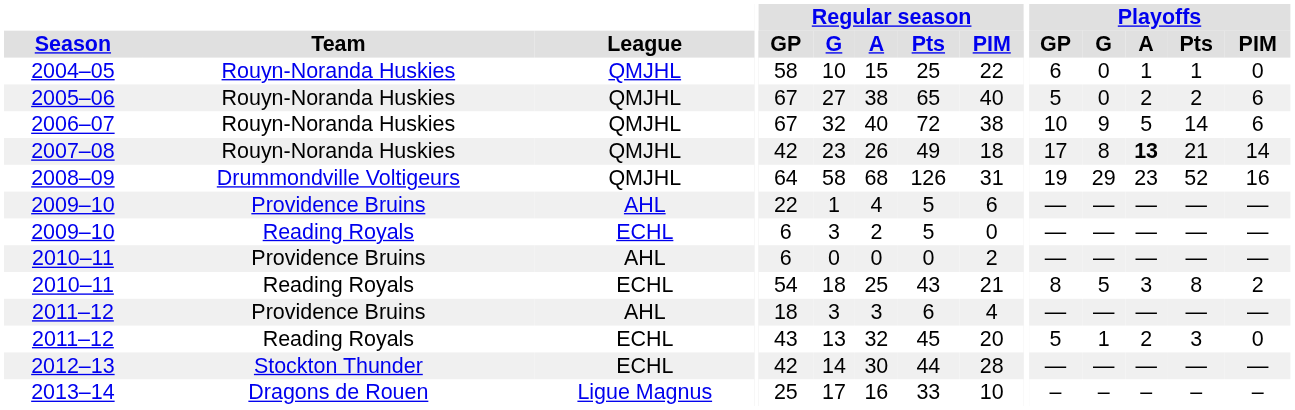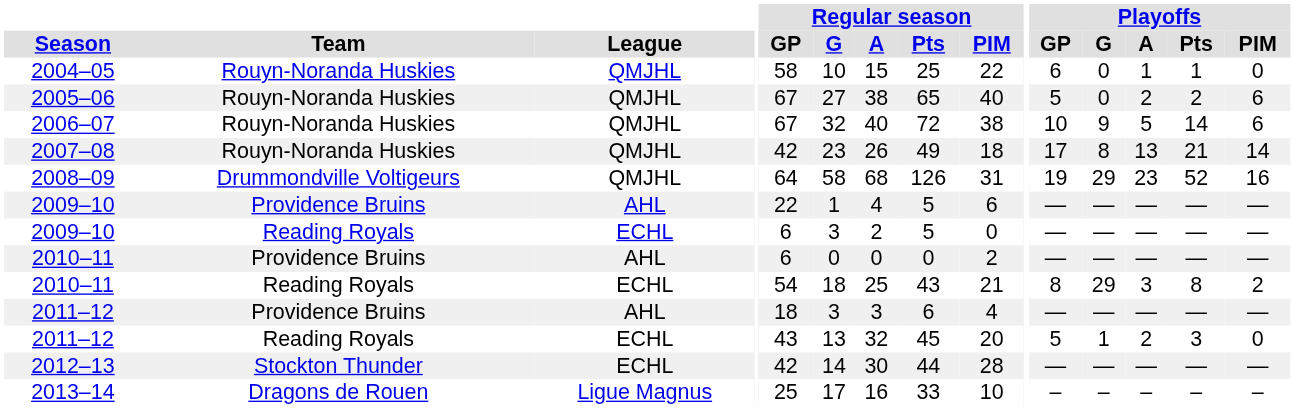(1146, 151) bold -> (1146, 151) normal
(1104, 285) 5 -> (1104, 285) 29
